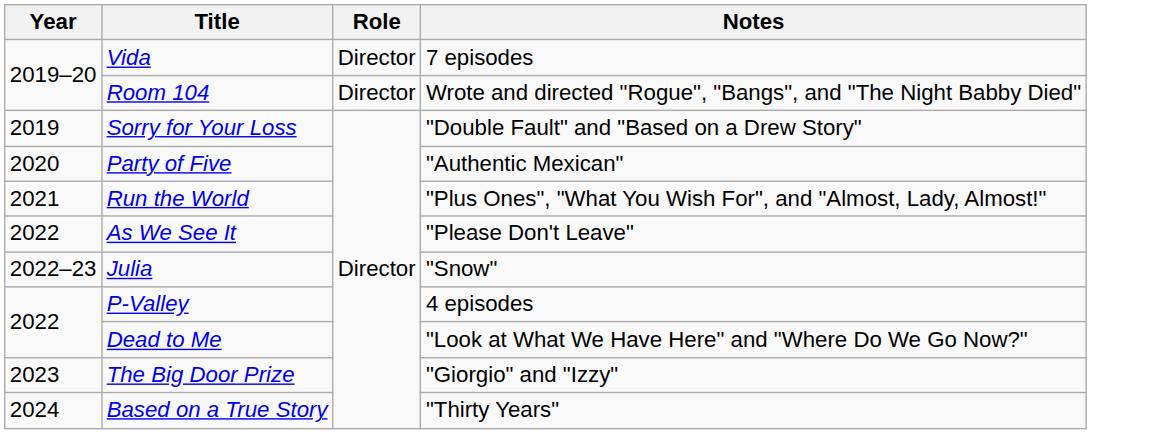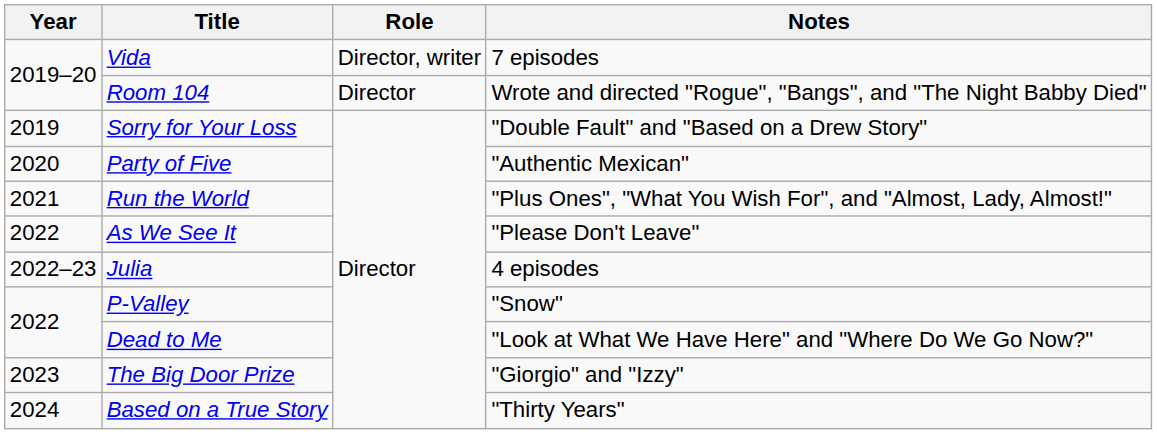(377, 57) Director -> (409, 57) Director, writer
(462, 269) "Snow" -> (545, 269) 4 episodes
(480, 304) 4 episodes -> (527, 304) "Snow"
